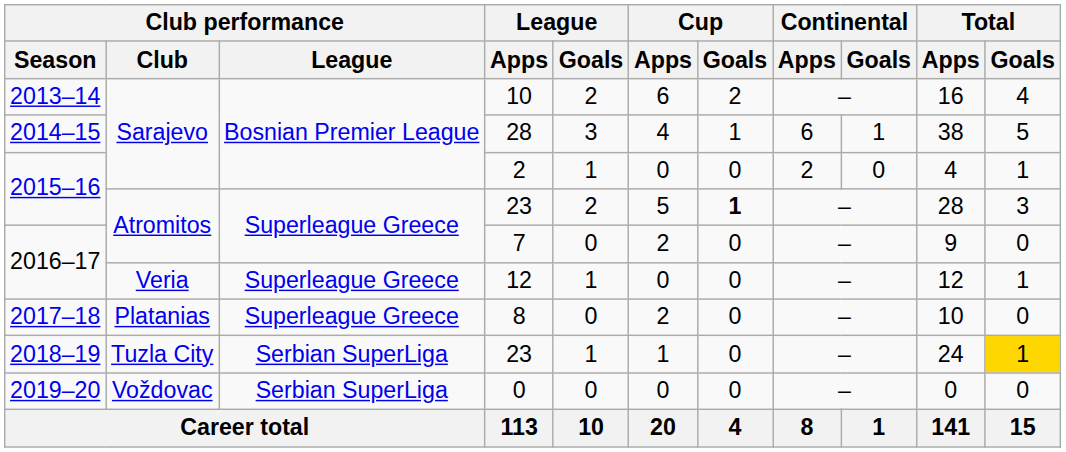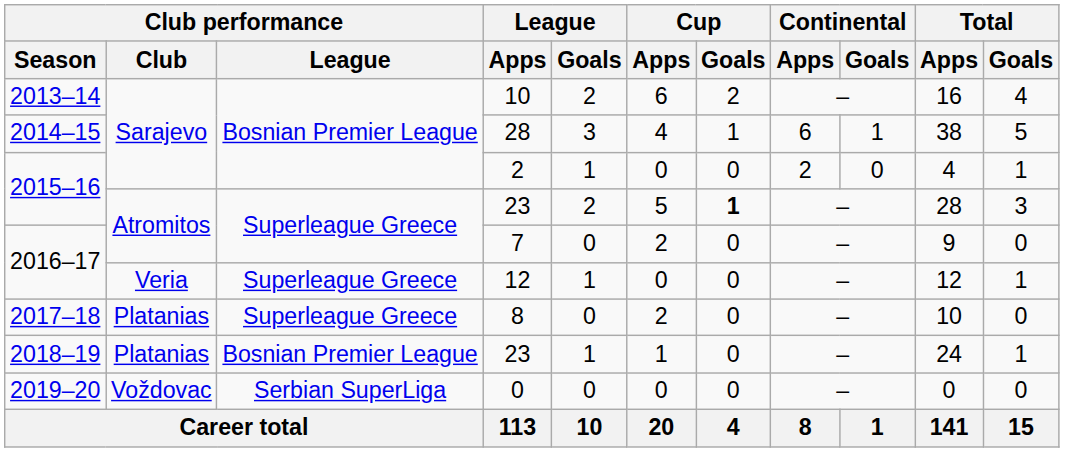(162, 354) Tuzla City -> (161, 354) Platanias
(352, 354) Serbian SuperLiga -> (350, 354) Bosnian Premier League
(1023, 354) gold background -> (1021, 354) no background
